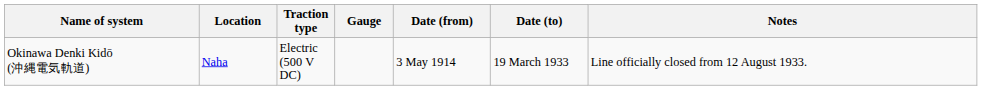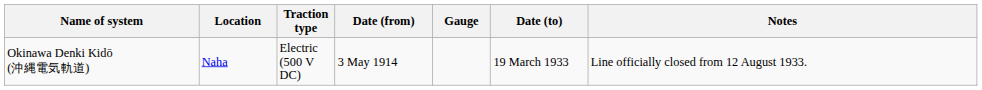columns swapped: (364, 21) <-> (442, 21)
